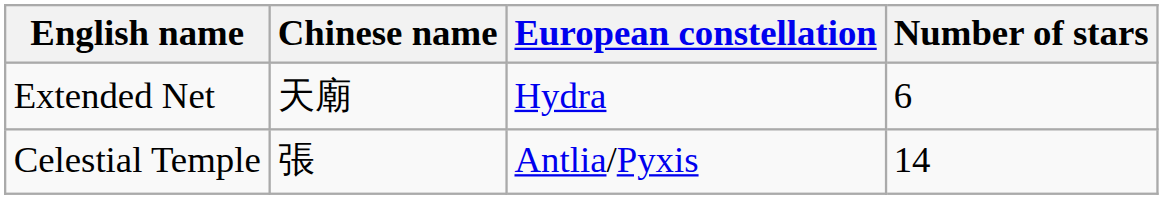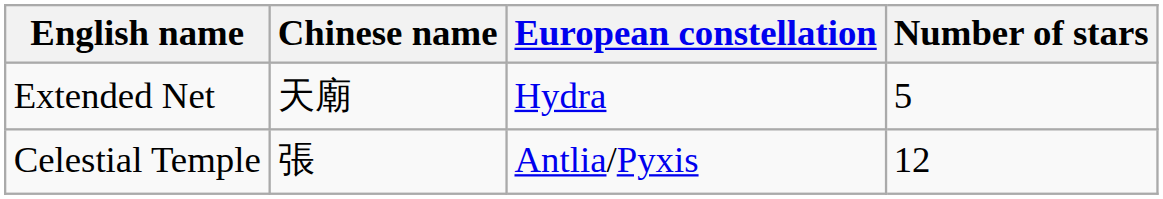(903, 95) 6 -> (903, 95) 5
(912, 160) 14 -> (912, 160) 12
